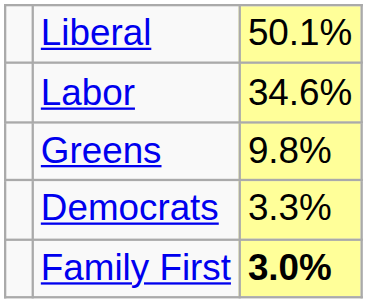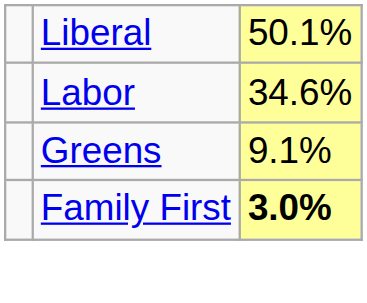(290, 150) 9.8% -> (290, 150) 9.1%
- row: (130, 208)
